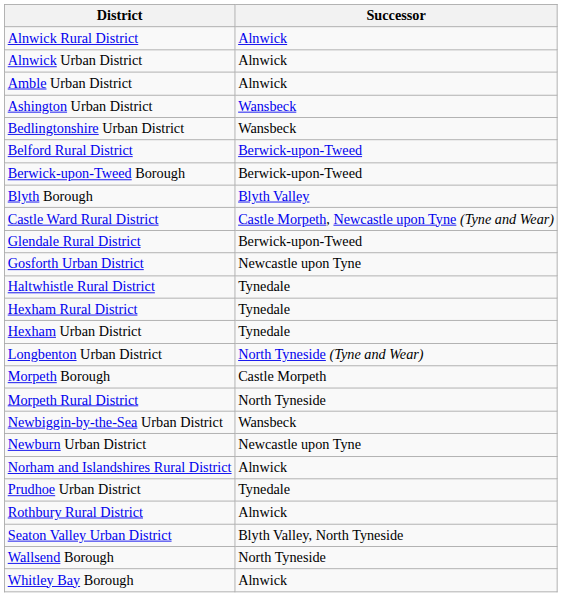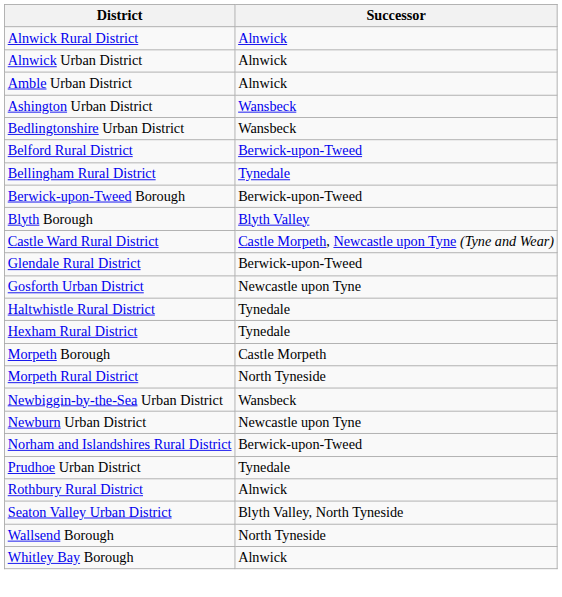+ row: (82, 173)
- row: (75, 331)
- row: (85, 354)
(263, 467) Alnwick -> (300, 444) Berwick-upon-Tweed
